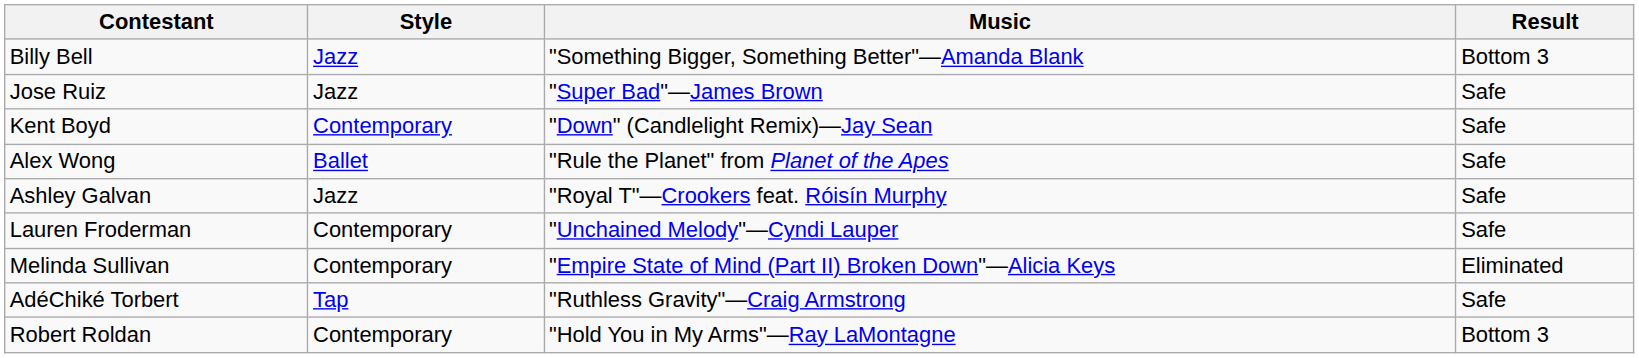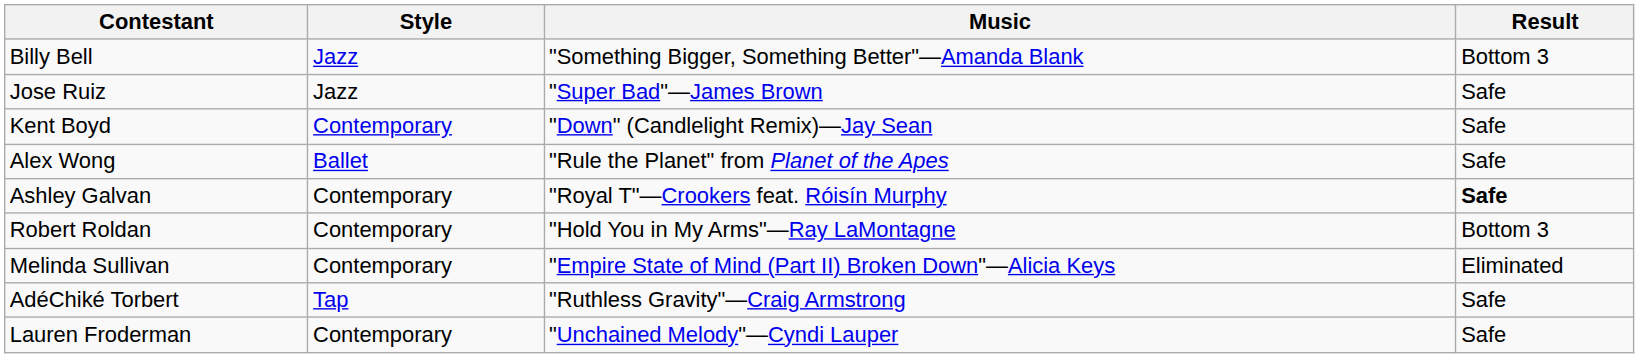(336, 195) Jazz -> (383, 195) Contemporary
(1484, 195) normal -> (1484, 195) bold
rows swapped: (80, 334) <-> (101, 230)
